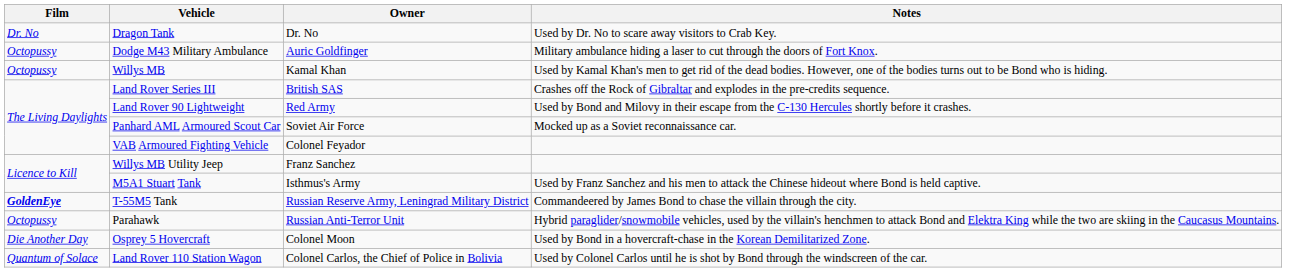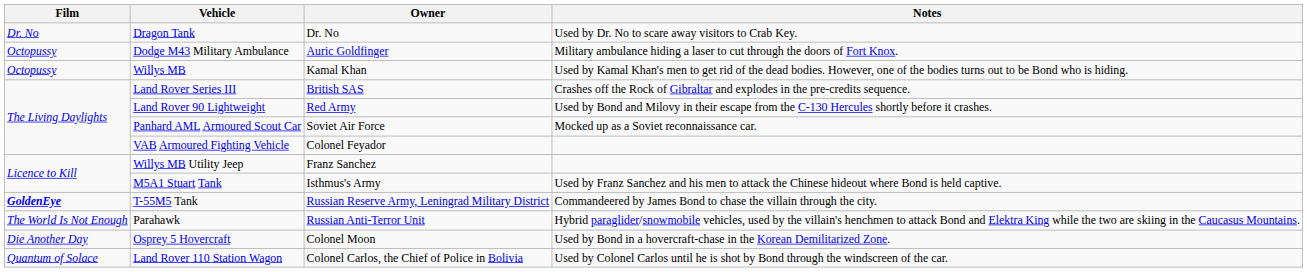(32, 220) Octopussy -> (67, 220) The World Is Not Enough
